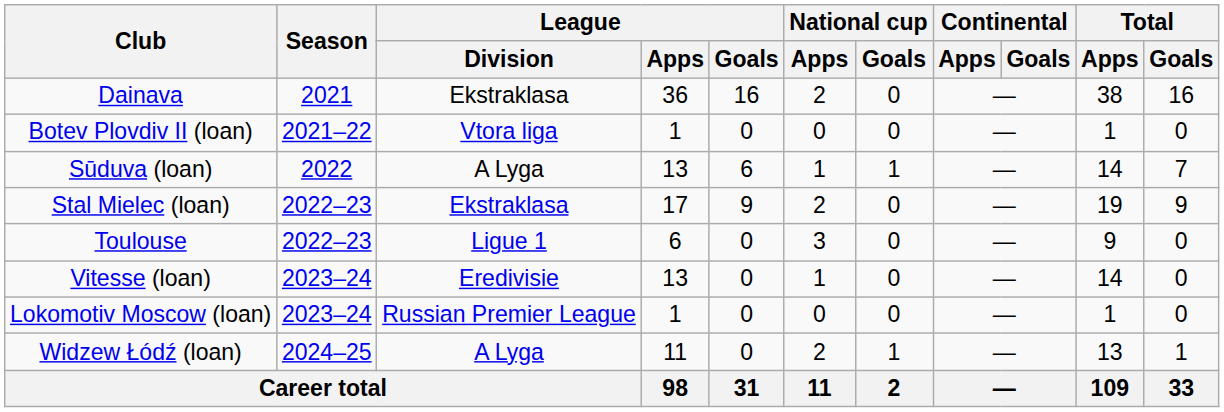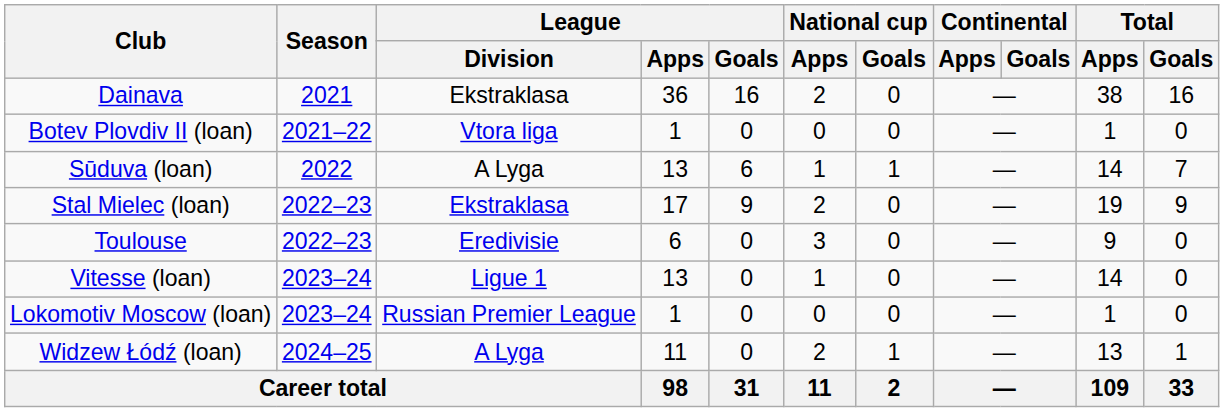(509, 242) Ligue 1 -> (509, 242) Eredivisie
(509, 278) Eredivisie -> (509, 278) Ligue 1
